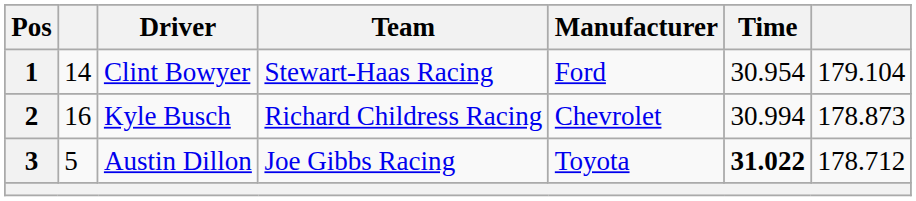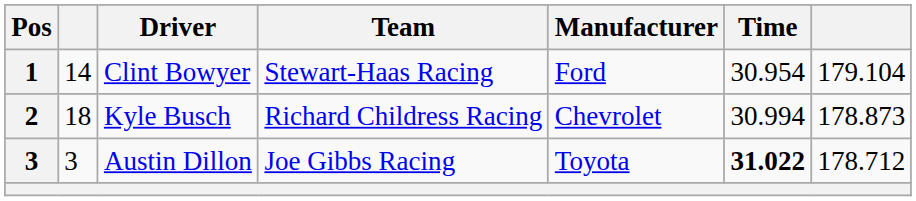(78, 116) 16 -> (78, 116) 18
(71, 160) 5 -> (71, 160) 3
